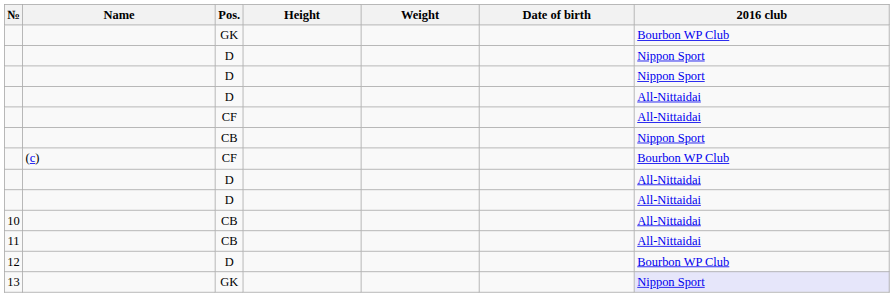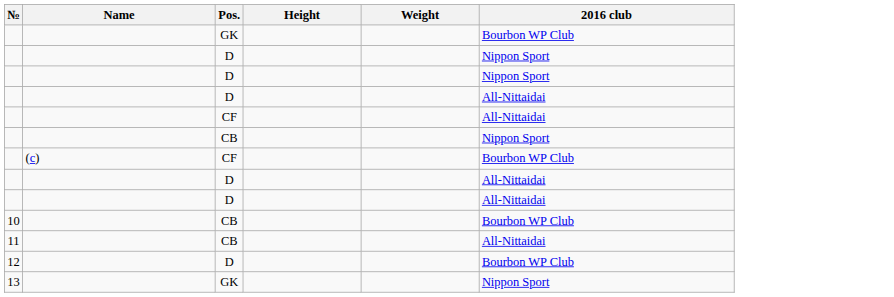- column: (557, 14)
(669, 220) All-Nittaidai -> (528, 220) Bourbon WP Club
(671, 282) lavender background -> (516, 282) no background
